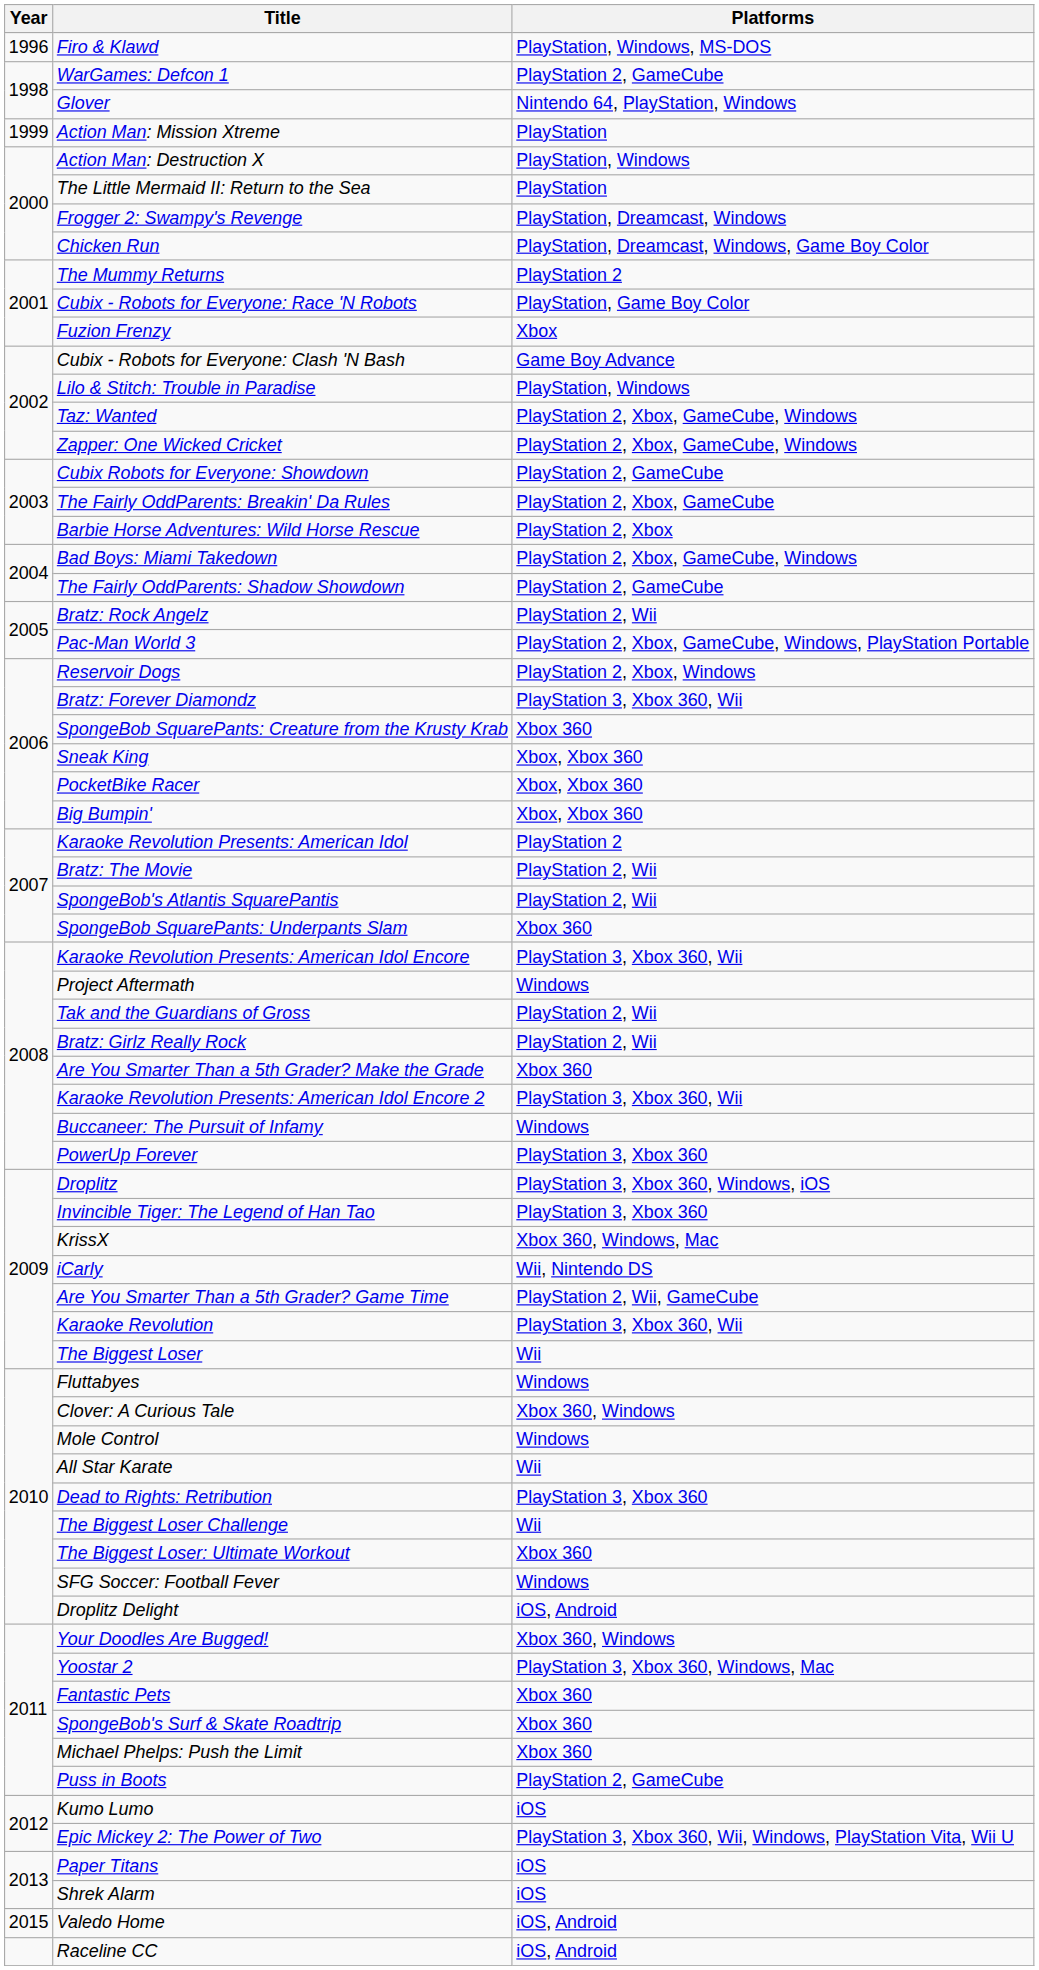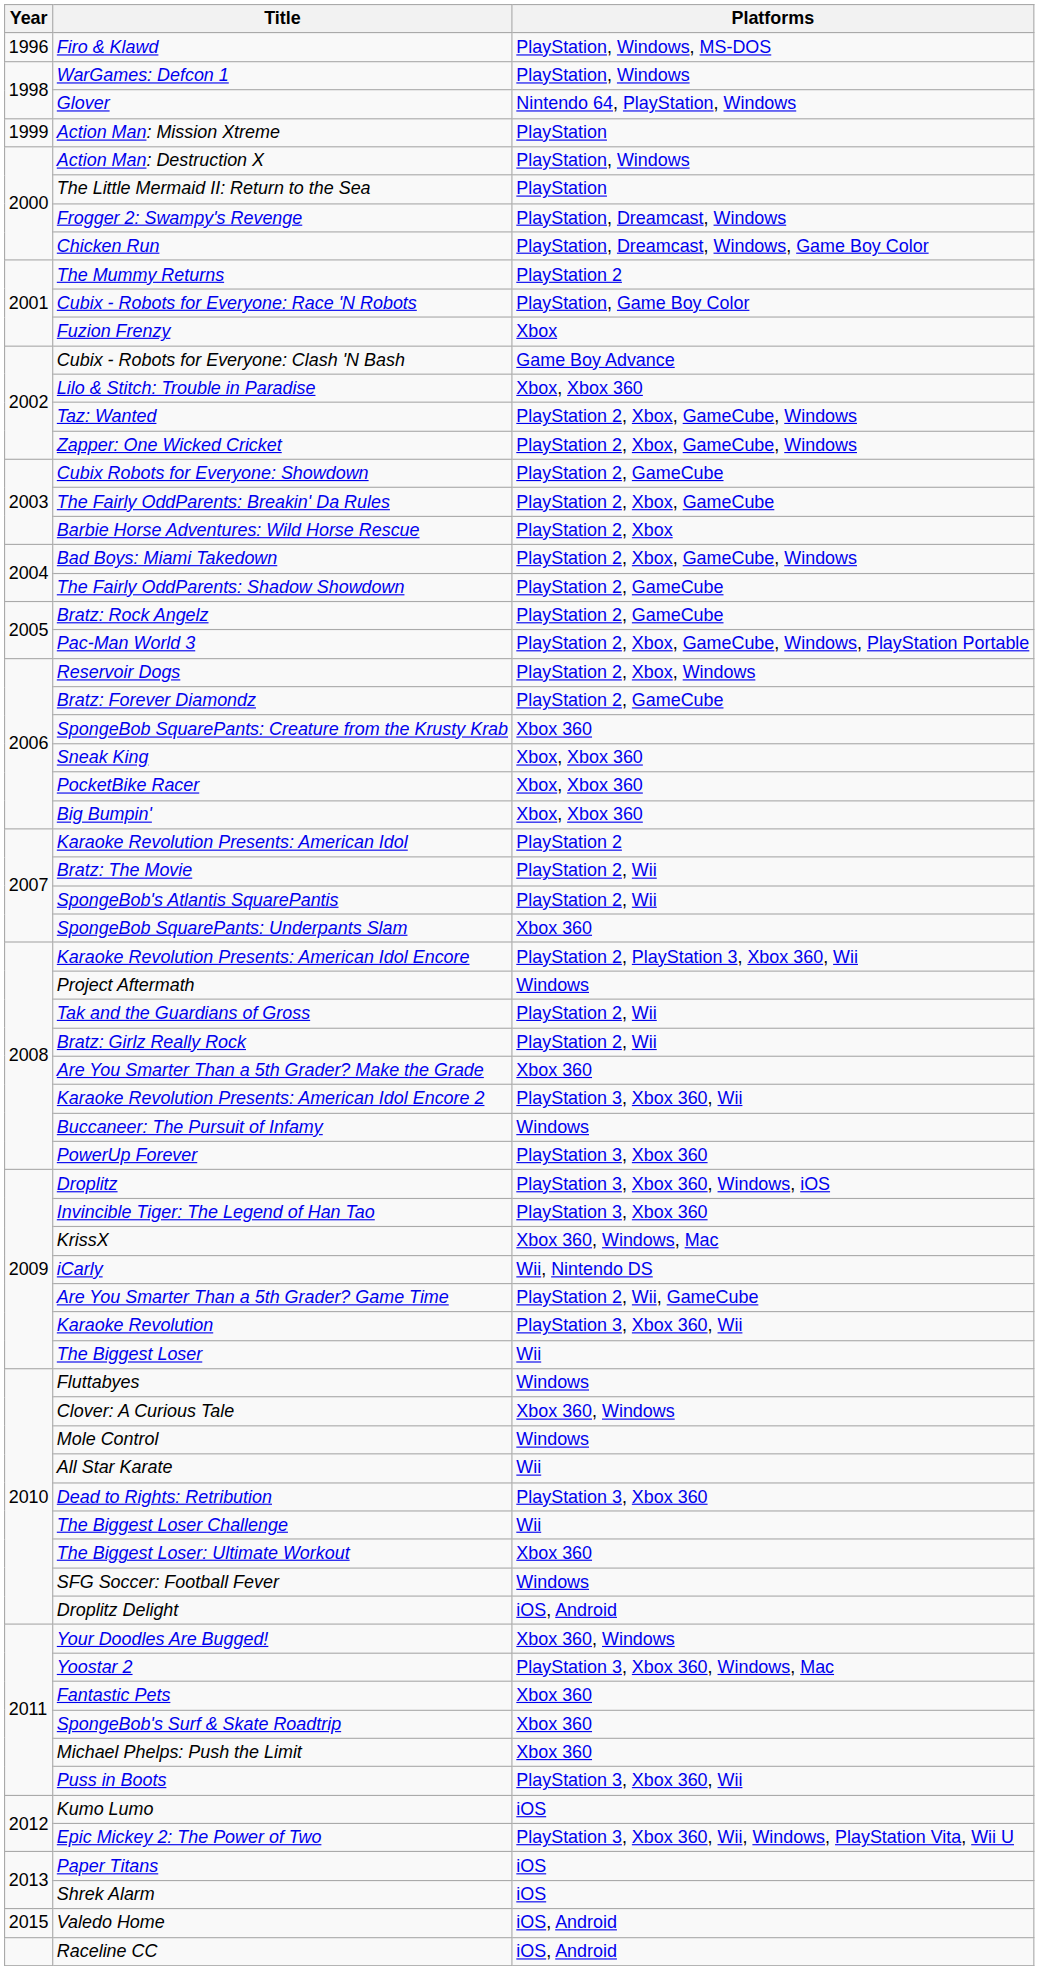(620, 75) PlayStation 2, GameCube -> (603, 75) PlayStation, Windows
(603, 388) PlayStation, Windows -> (580, 388) Xbox, Xbox 360
(587, 615) PlayStation 2, Wii -> (620, 615) PlayStation 2, GameCube
(629, 700) PlayStation 3, Xbox 360, Wii -> (620, 700) PlayStation 2, GameCube
(629, 956) PlayStation 3, Xbox 360, Wii -> (687, 956) PlayStation 2, PlayStation 3, Xbox 360, Wii
(620, 1780) PlayStation 2, GameCube -> (629, 1780) PlayStation 3, Xbox 360, Wii
